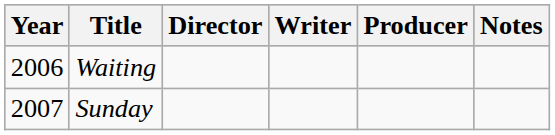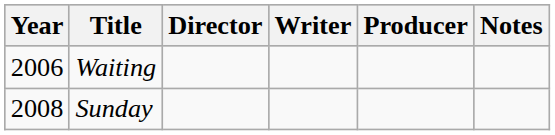(37, 108) 2007 -> (37, 108) 2008
